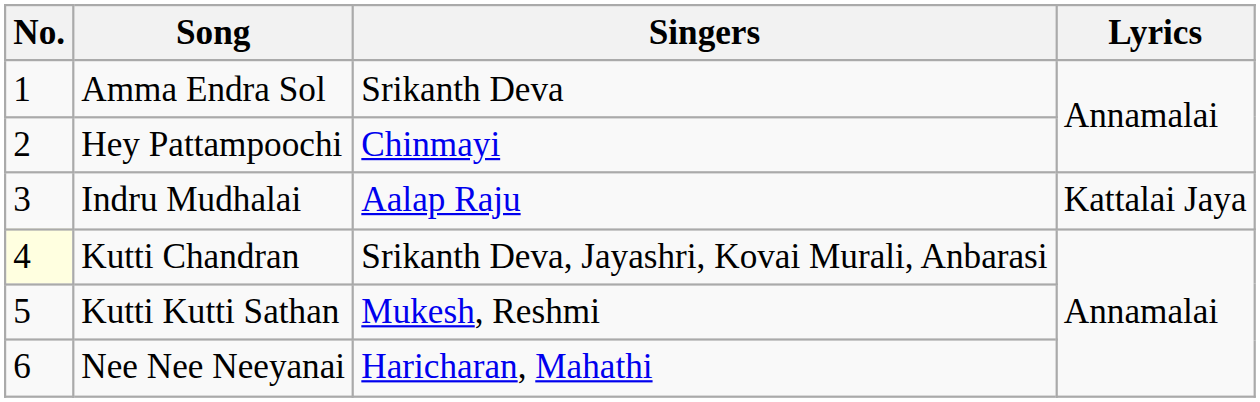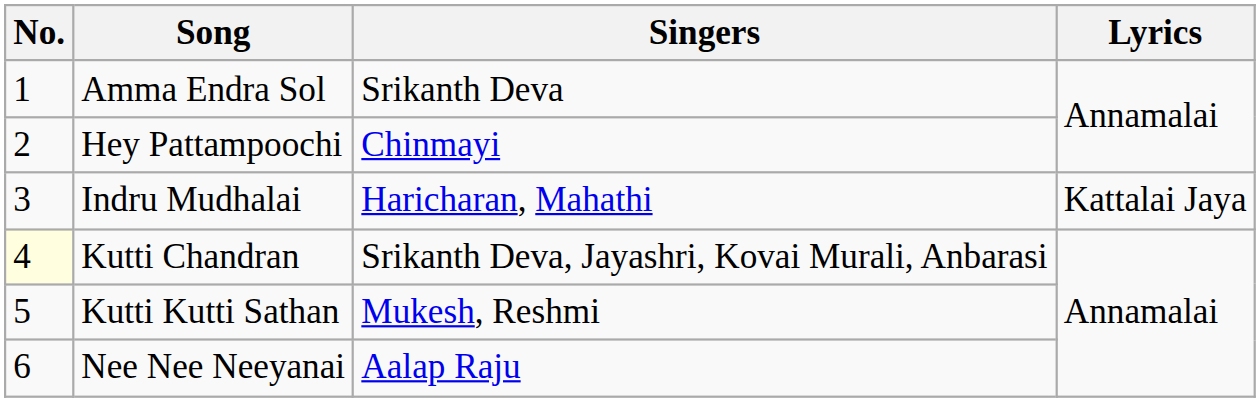(441, 199) Aalap Raju -> (507, 199) Haricharan, Mahathi
(507, 367) Haricharan, Mahathi -> (441, 367) Aalap Raju
